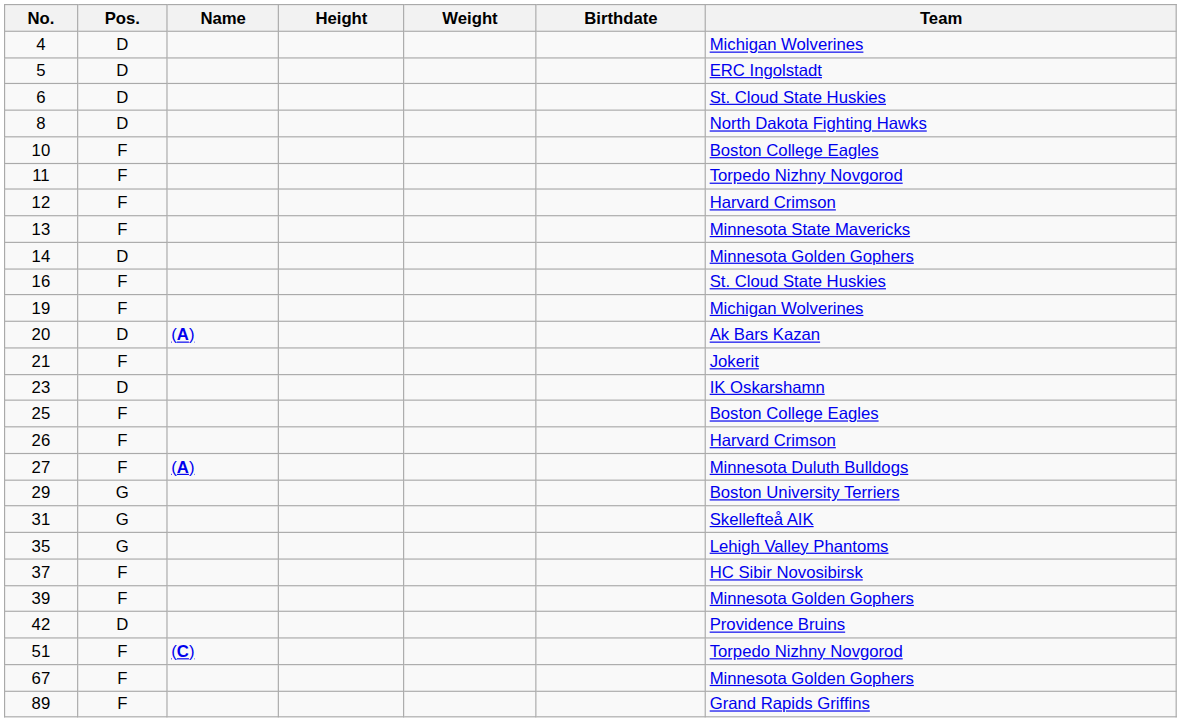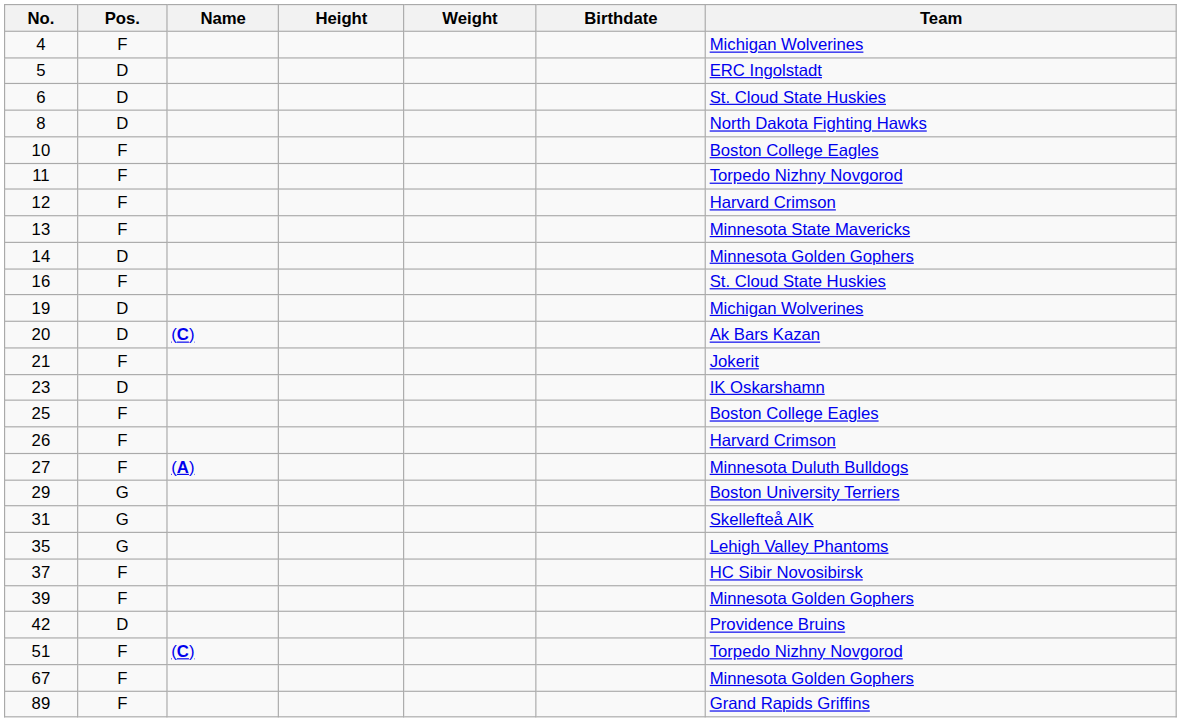(122, 45) D -> (122, 45) F
(122, 308) F -> (122, 308) D
(183, 335) (A) -> (183, 335) (C)
